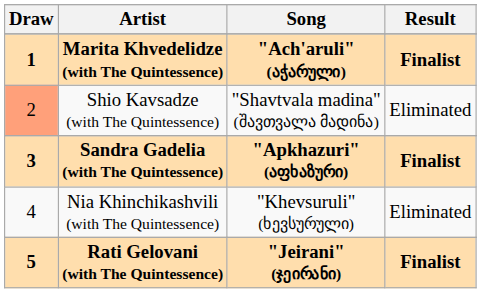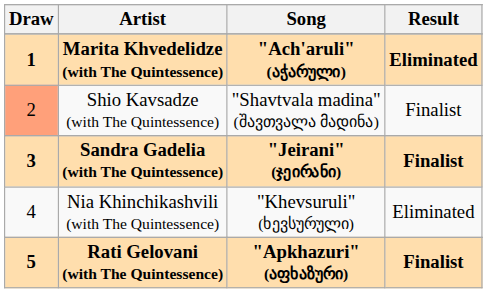(430, 59) Finalist -> (433, 59) Eliminated
(430, 110) Eliminated -> (433, 110) Finalist
(306, 161) "Apkhazuri" (აფხაზური) -> (306, 161) "Jeirani" (ჯეირანი)
(306, 262) "Jeirani" (ჯეირანი) -> (306, 262) "Apkhazuri" (აფხაზური)
